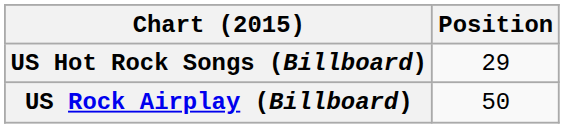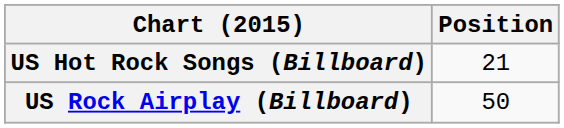(496, 63) 29 -> (496, 63) 21
